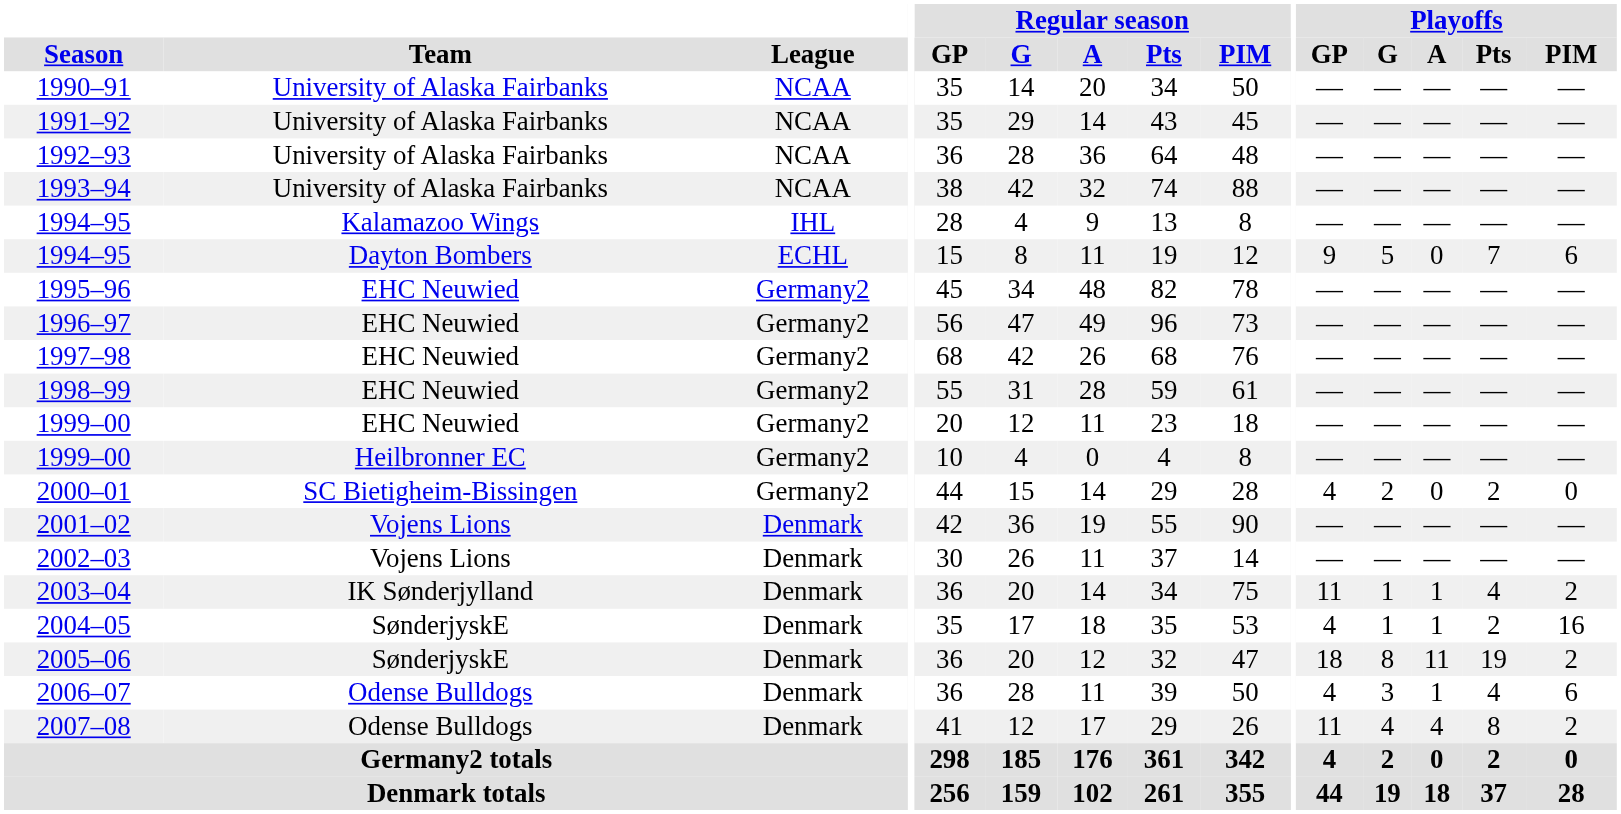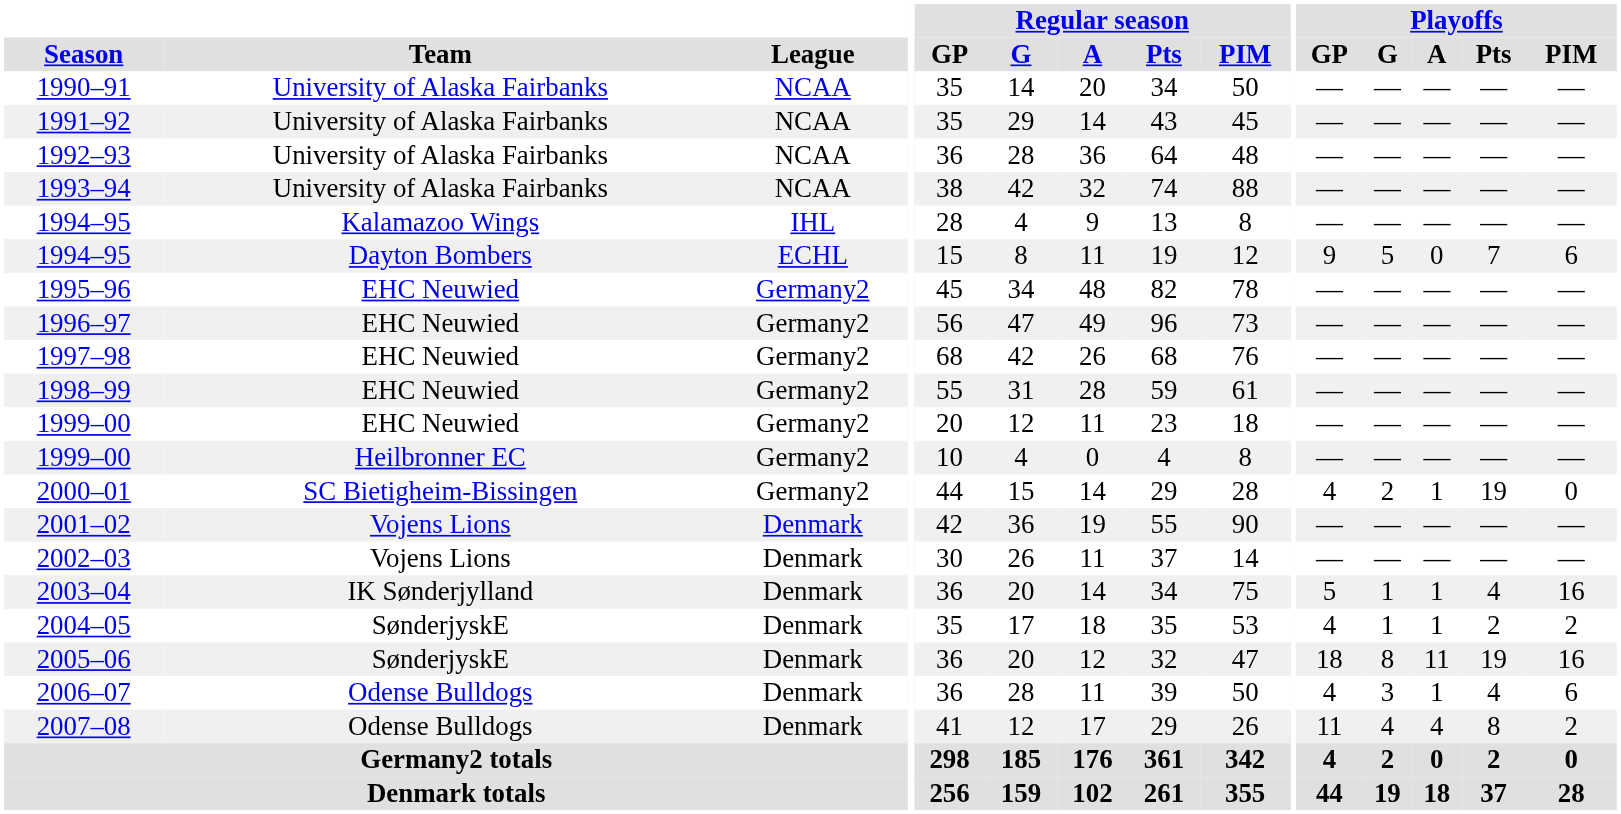(1437, 490) 0 -> (1437, 490) 1
(1494, 490) 2 -> (1494, 490) 19
(1329, 591) 11 -> (1329, 591) 5
(1571, 591) 2 -> (1571, 591) 16
(1571, 625) 16 -> (1571, 625) 2
(1571, 658) 2 -> (1571, 658) 16
